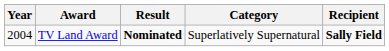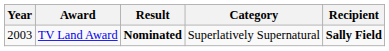(20, 35) 2004 -> (20, 35) 2003
